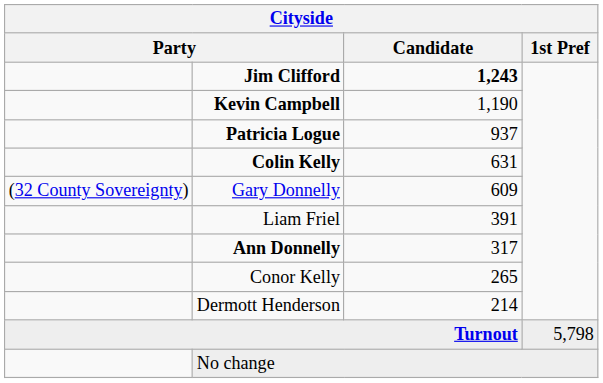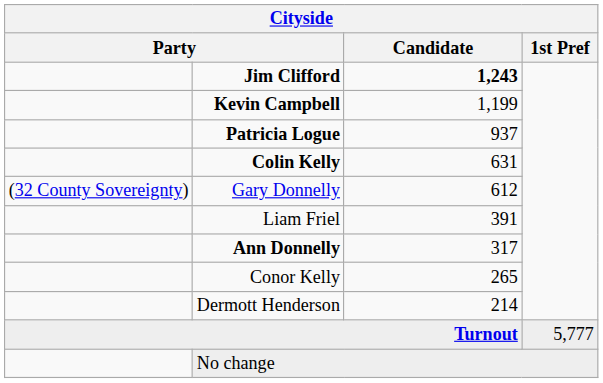(497, 104) 1,190 -> (497, 104) 1,199
(504, 190) 609 -> (504, 190) 612
(574, 334) 5,798 -> (574, 334) 5,777
